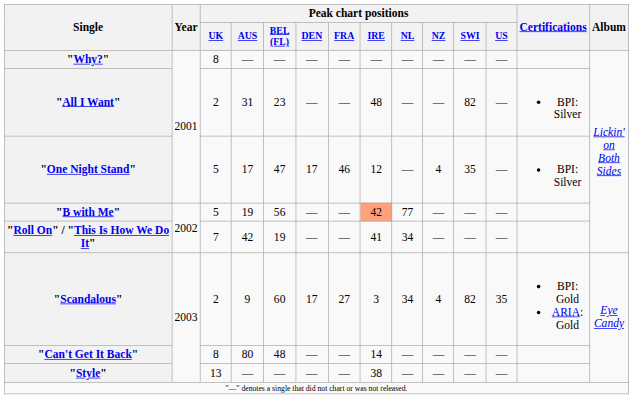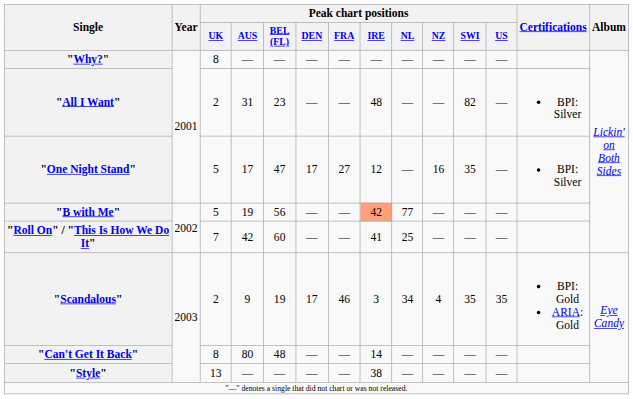(344, 169) 46 -> (344, 169) 27
(438, 169) 4 -> (438, 169) 16
(280, 237) 19 -> (280, 237) 60
(407, 237) 34 -> (407, 237) 25
(280, 299) 60 -> (280, 299) 19
(344, 299) 27 -> (344, 299) 46
(470, 299) 82 -> (470, 299) 35
